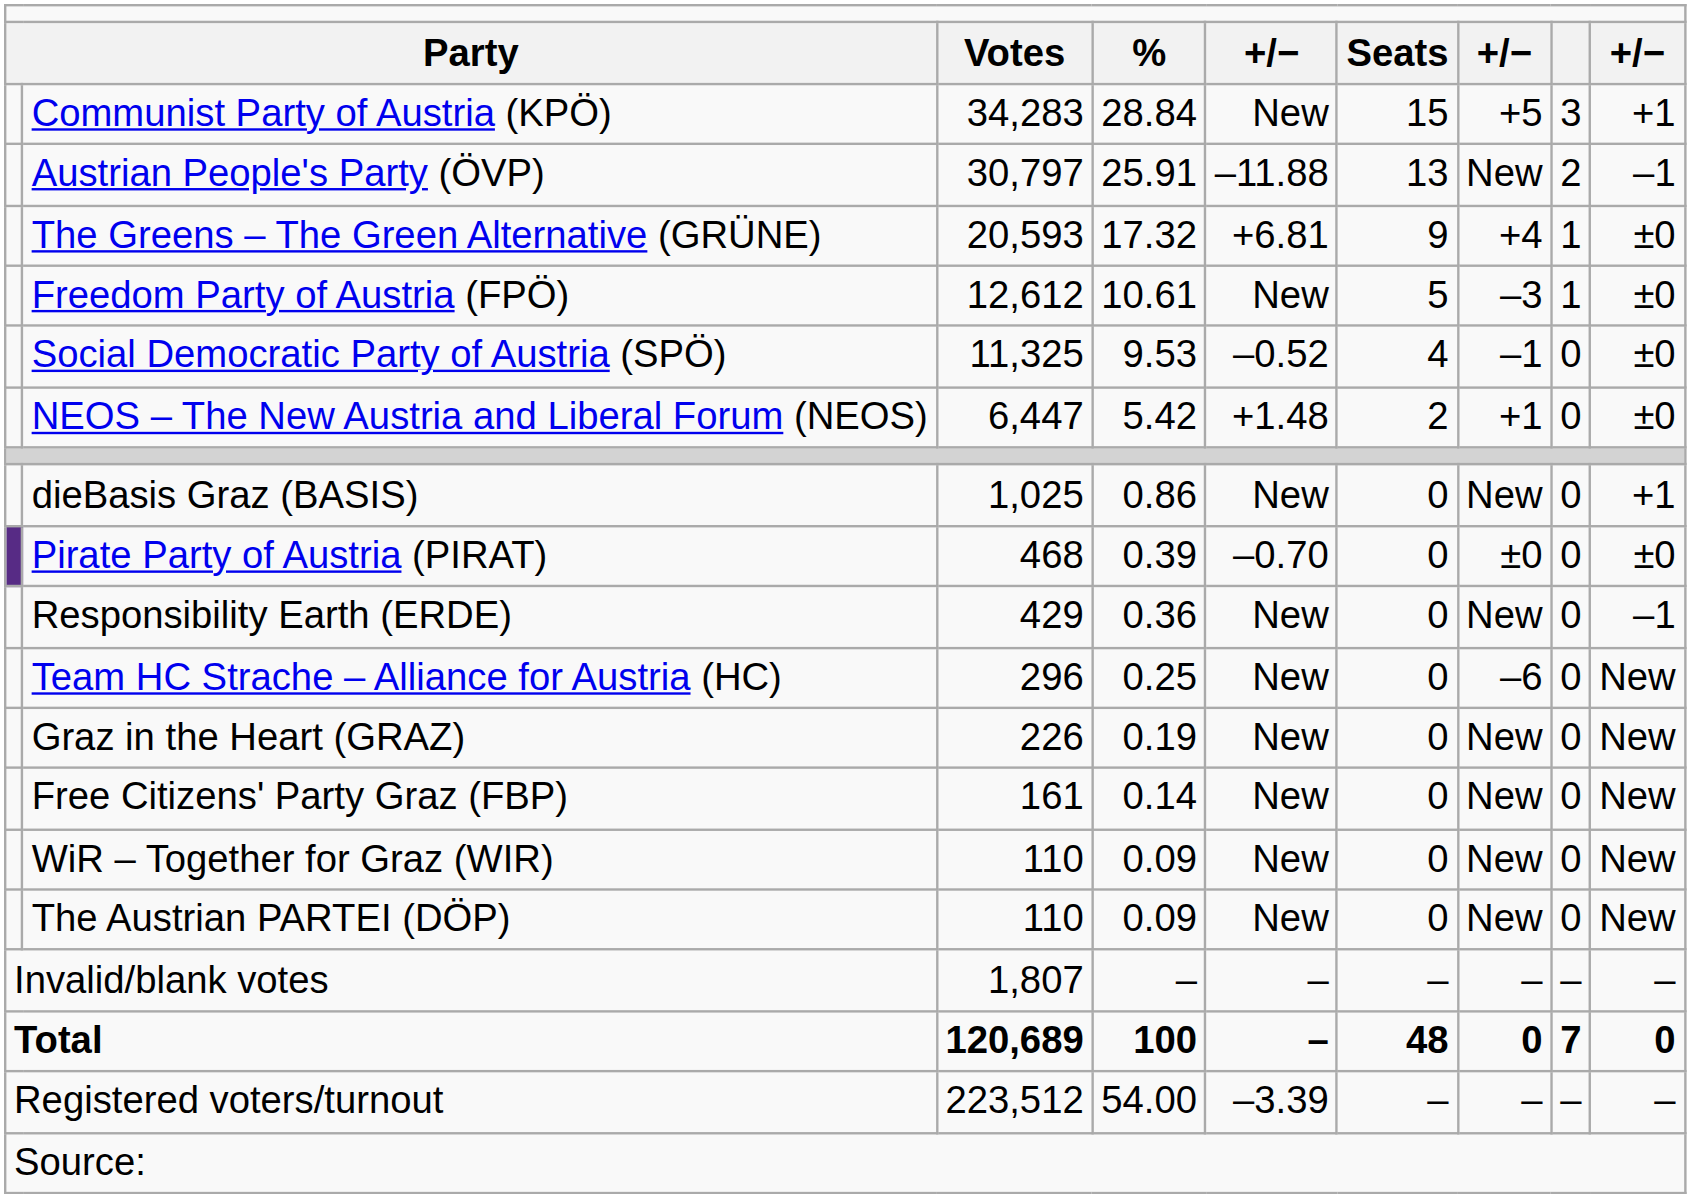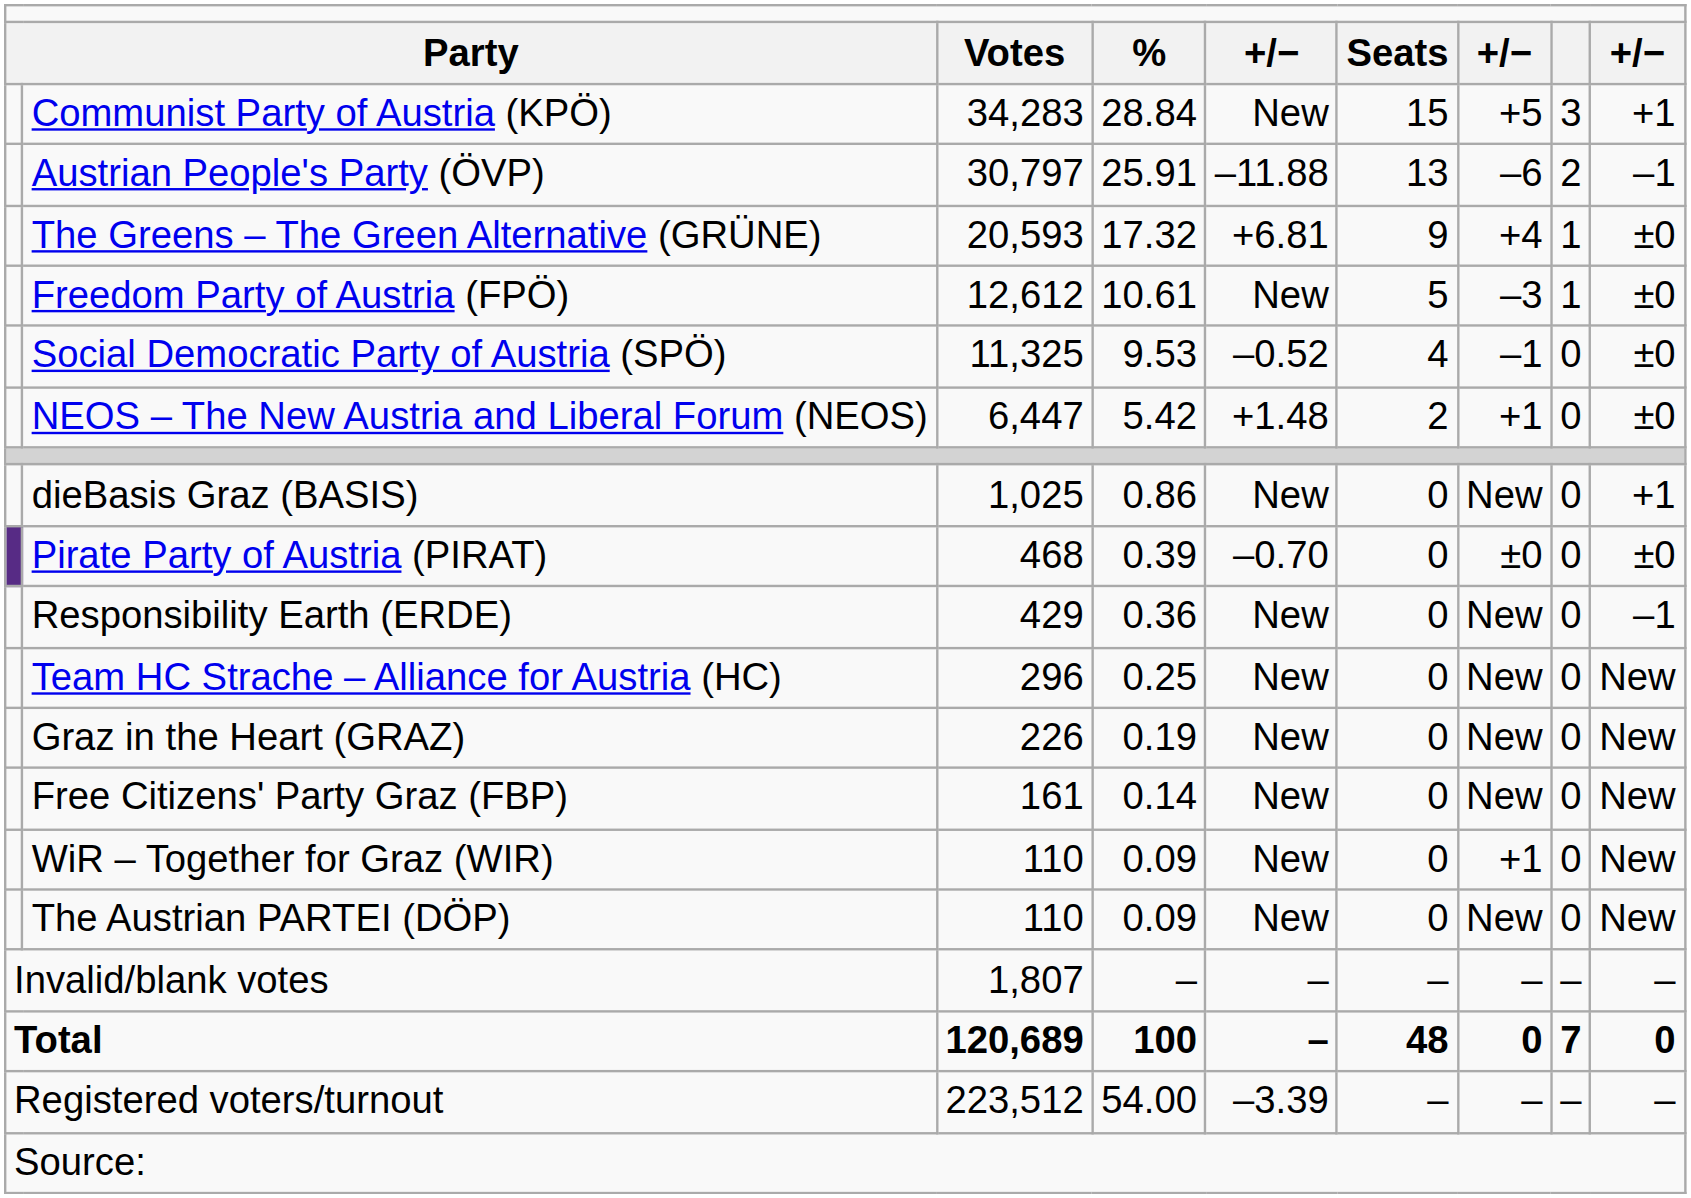(1504, 173) New -> (1521, 173) –6
(1521, 676) –6 -> (1504, 676) New
(1504, 858) New -> (1521, 858) +1
